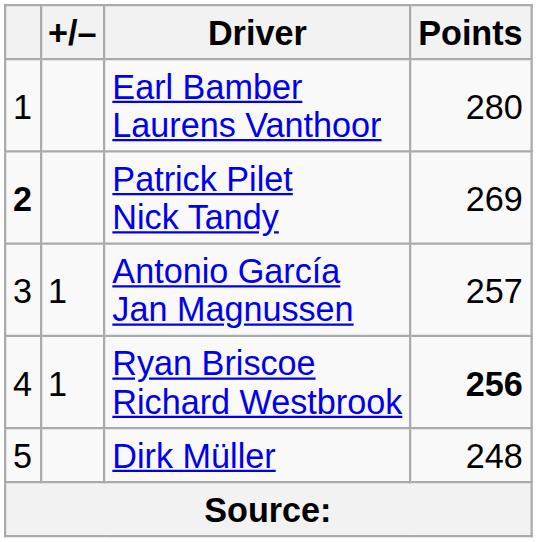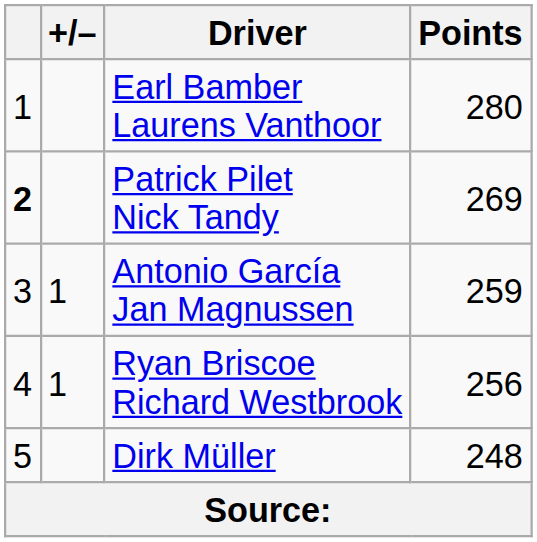(494, 290) 257 -> (494, 290) 259
(494, 383) bold -> (494, 383) normal
